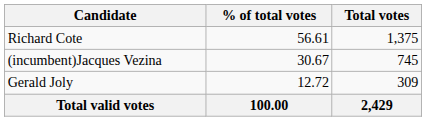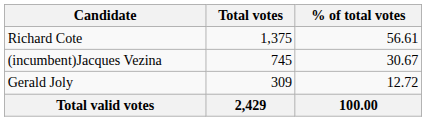columns swapped: (377, 15) <-> (269, 15)
